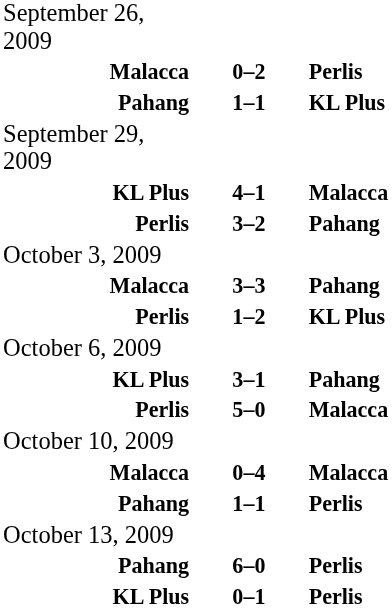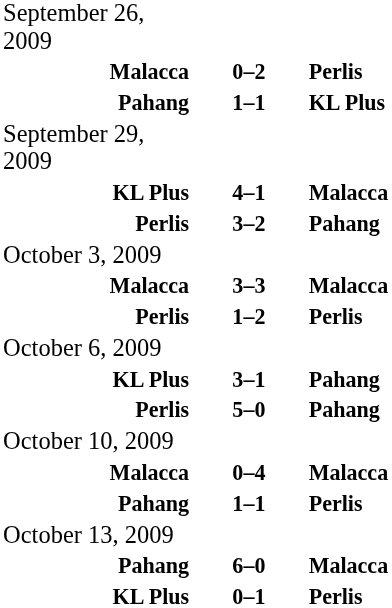(344, 286) Pahang -> (348, 286) Malacca
(347, 316) KL Plus -> (336, 316) Perlis
(348, 410) Malacca -> (344, 410) Pahang
(336, 566) Perlis -> (348, 566) Malacca
